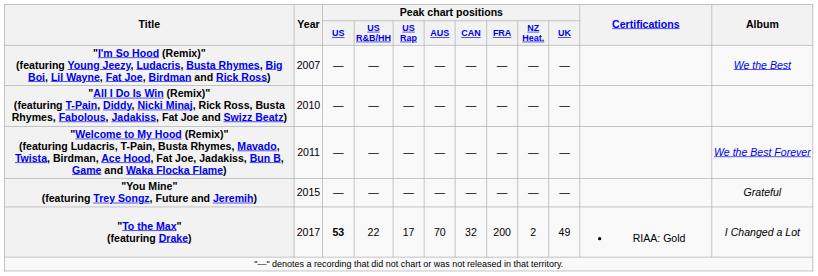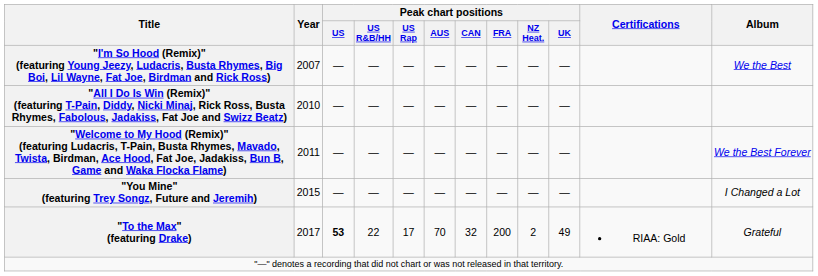(762, 193) Grateful -> (762, 193) I Changed a Lot
(762, 232) I Changed a Lot -> (762, 232) Grateful
